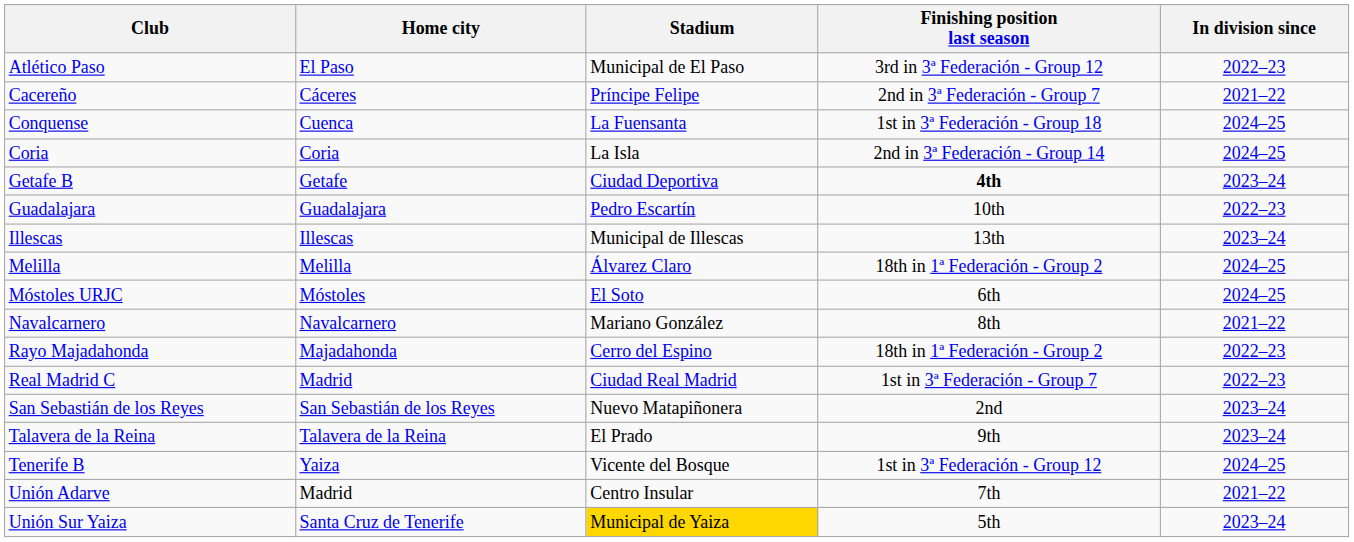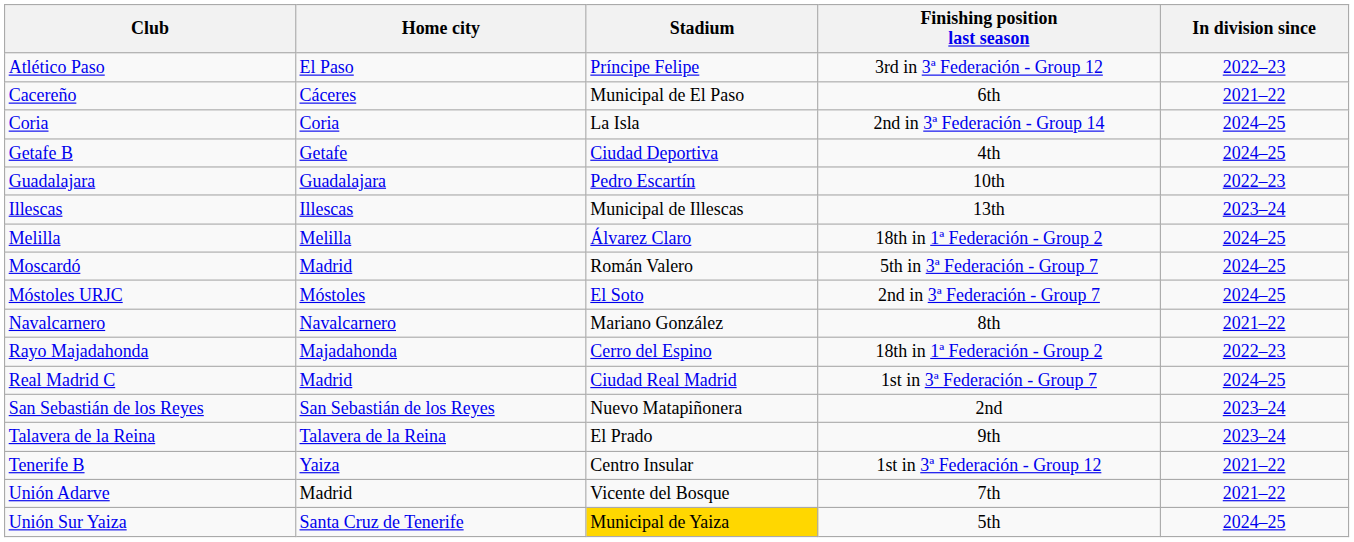(667, 67) Municipal de El Paso -> (645, 67) Príncipe Felipe
(645, 95) Príncipe Felipe -> (667, 95) Municipal de El Paso
(989, 95) 2nd in 3ª Federación - Group 7 -> (989, 95) 6th
- row: (49, 124)
(989, 180) bold -> (989, 152) normal
(1254, 180) 2023–24 -> (1254, 152) 2024–25
+ row: (45, 266)
(989, 294) 6th -> (989, 294) 2nd in 3ª Federación - Group 7
(1254, 379) 2022–23 -> (1254, 379) 2024–25
(660, 465) Vicente del Bosque -> (642, 465) Centro Insular
(1254, 465) 2024–25 -> (1254, 465) 2021–22
(642, 493) Centro Insular -> (660, 493) Vicente del Bosque
(1254, 522) 2023–24 -> (1254, 522) 2024–25
